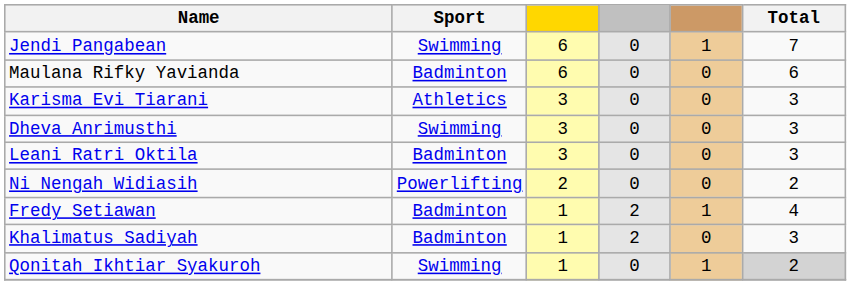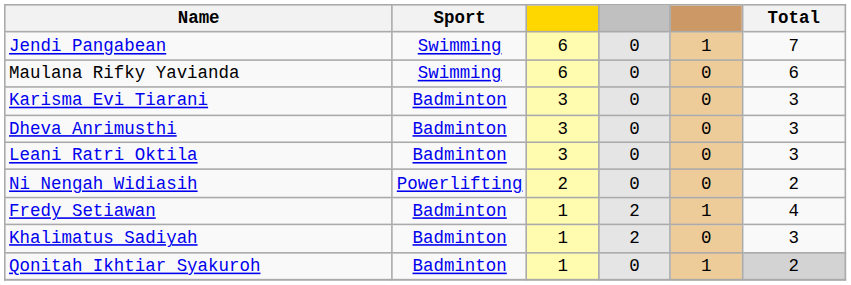(460, 74) Badminton -> (460, 74) Swimming
(460, 101) Athletics -> (460, 101) Badminton
(460, 129) Swimming -> (460, 129) Badminton
(460, 266) Swimming -> (460, 266) Badminton
